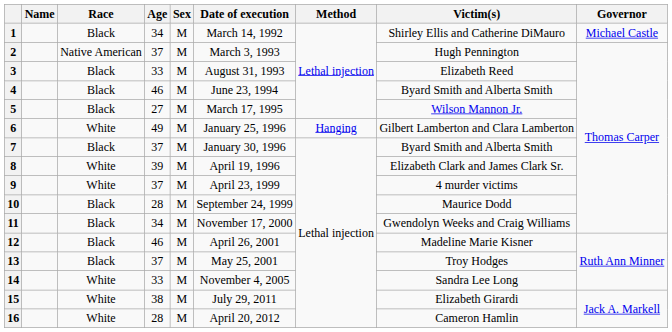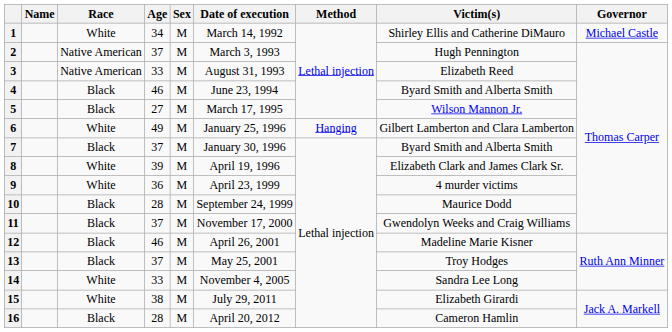(101, 33) Black -> (101, 33) White
(101, 71) Black -> (101, 71) Native American
(157, 185) 37 -> (157, 185) 36
(157, 223) 34 -> (157, 223) 37
(101, 318) White -> (101, 318) Black
